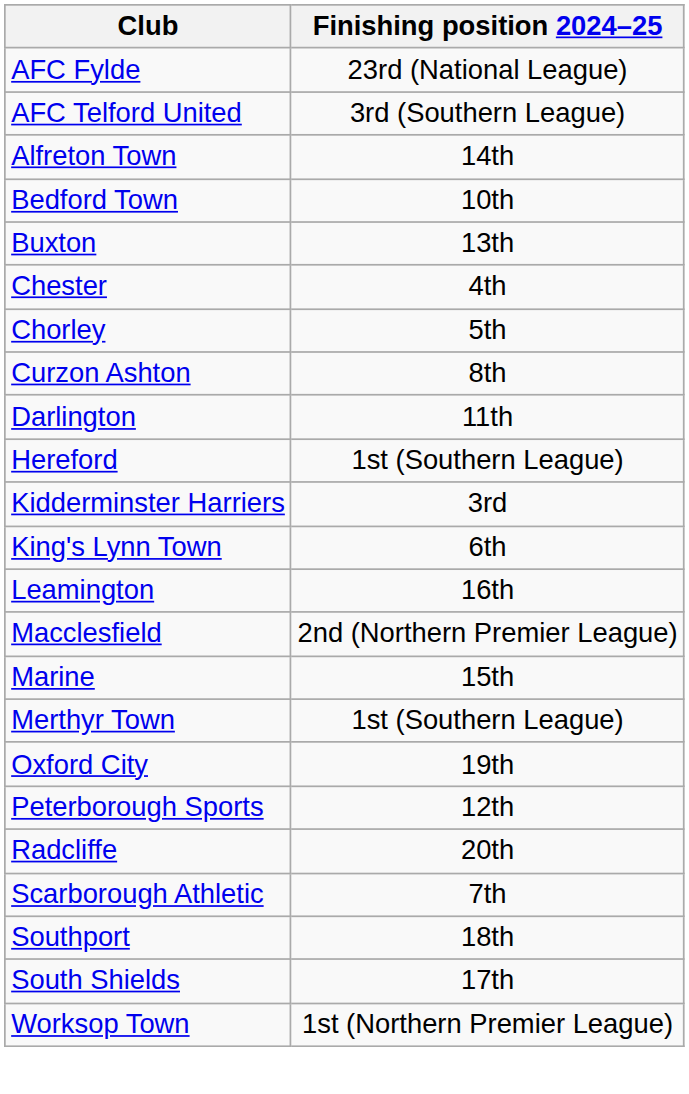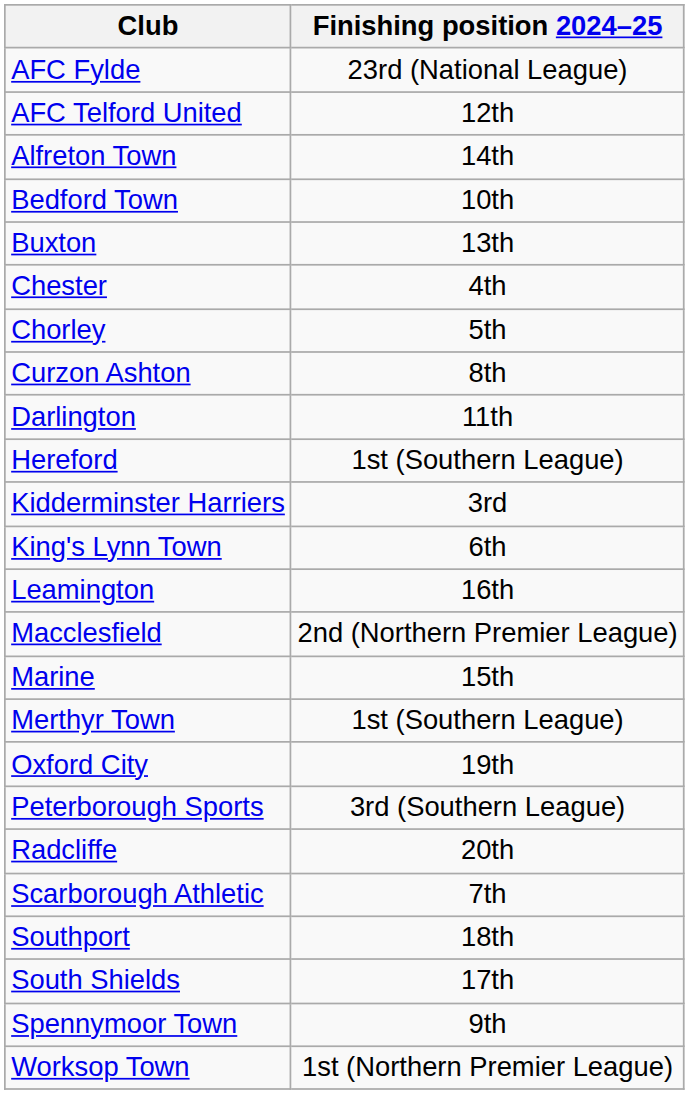(488, 112) 3rd (Southern League) -> (488, 112) 12th
(488, 807) 12th -> (488, 807) 3rd (Southern League)
+ row: (124, 1024)
